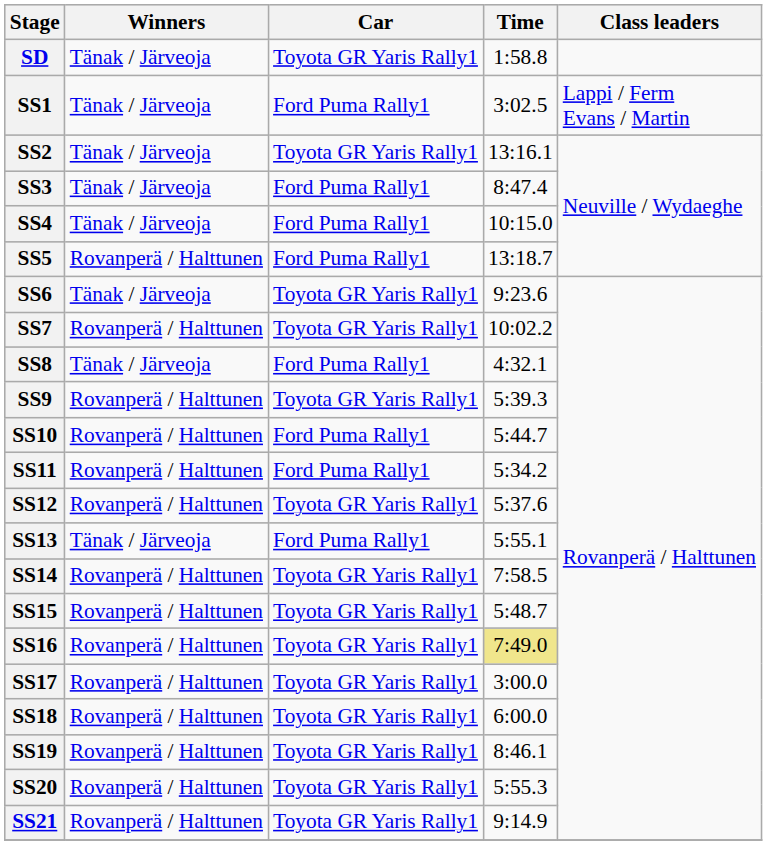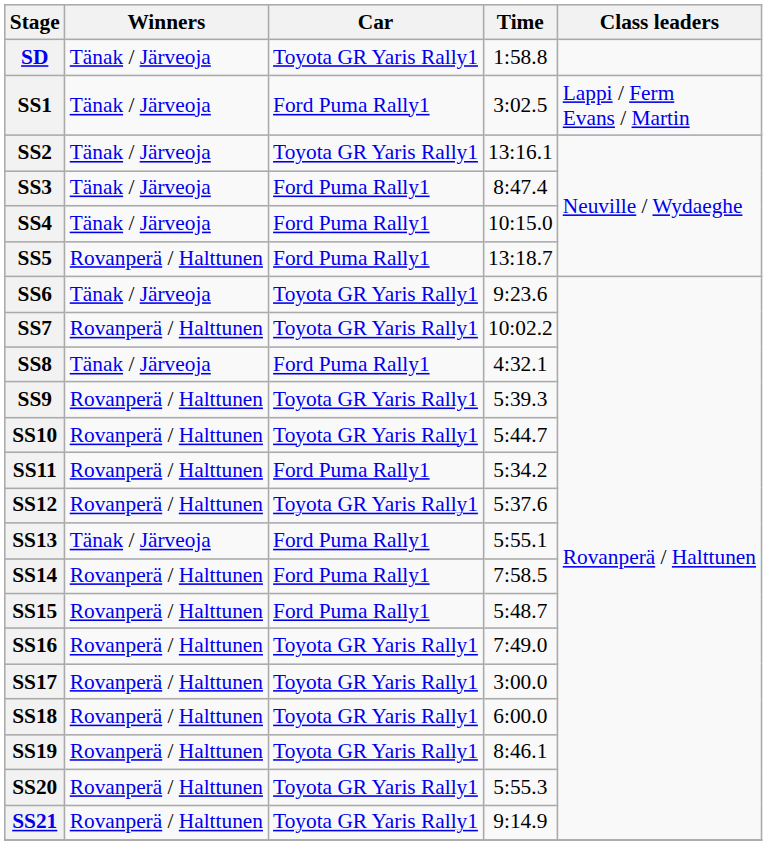(351, 434) Ford Puma Rally1 -> (376, 434) Toyota GR Yaris Rally1
(376, 575) Toyota GR Yaris Rally1 -> (351, 575) Ford Puma Rally1
(376, 610) Toyota GR Yaris Rally1 -> (351, 610) Ford Puma Rally1
(520, 645) khaki background -> (520, 645) no background
